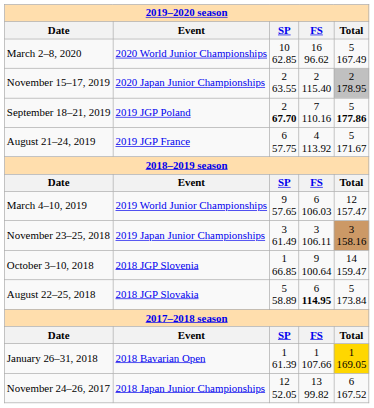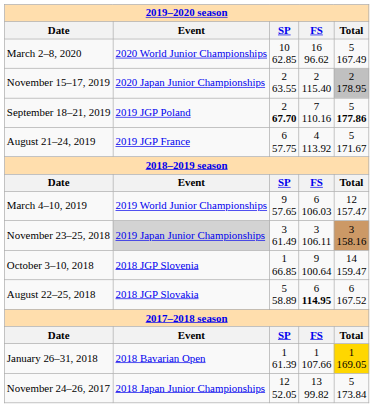(190, 235) no background -> (190, 235) lightgrey background
(351, 294) 5 173.84 -> (351, 294) 6 167.52
(351, 388) 6 167.52 -> (351, 388) 5 173.84
